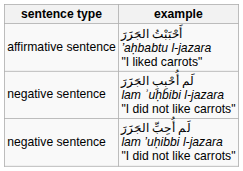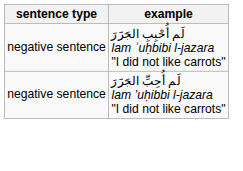- row: (166, 47)
